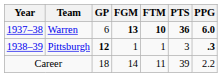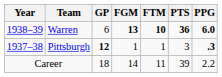(25, 30) 1937–38 -> (25, 30) 1938–39
(25, 47) 1938–39 -> (25, 47) 1937–38
